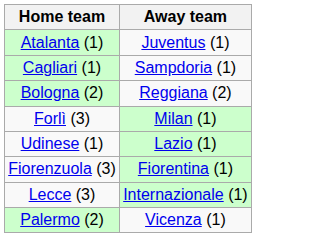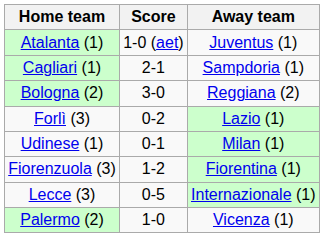+ column: (153, 17)
(185, 118) Milan (1) -> (253, 118) Lazio (1)
(185, 144) Lazio (1) -> (253, 144) Milan (1)
